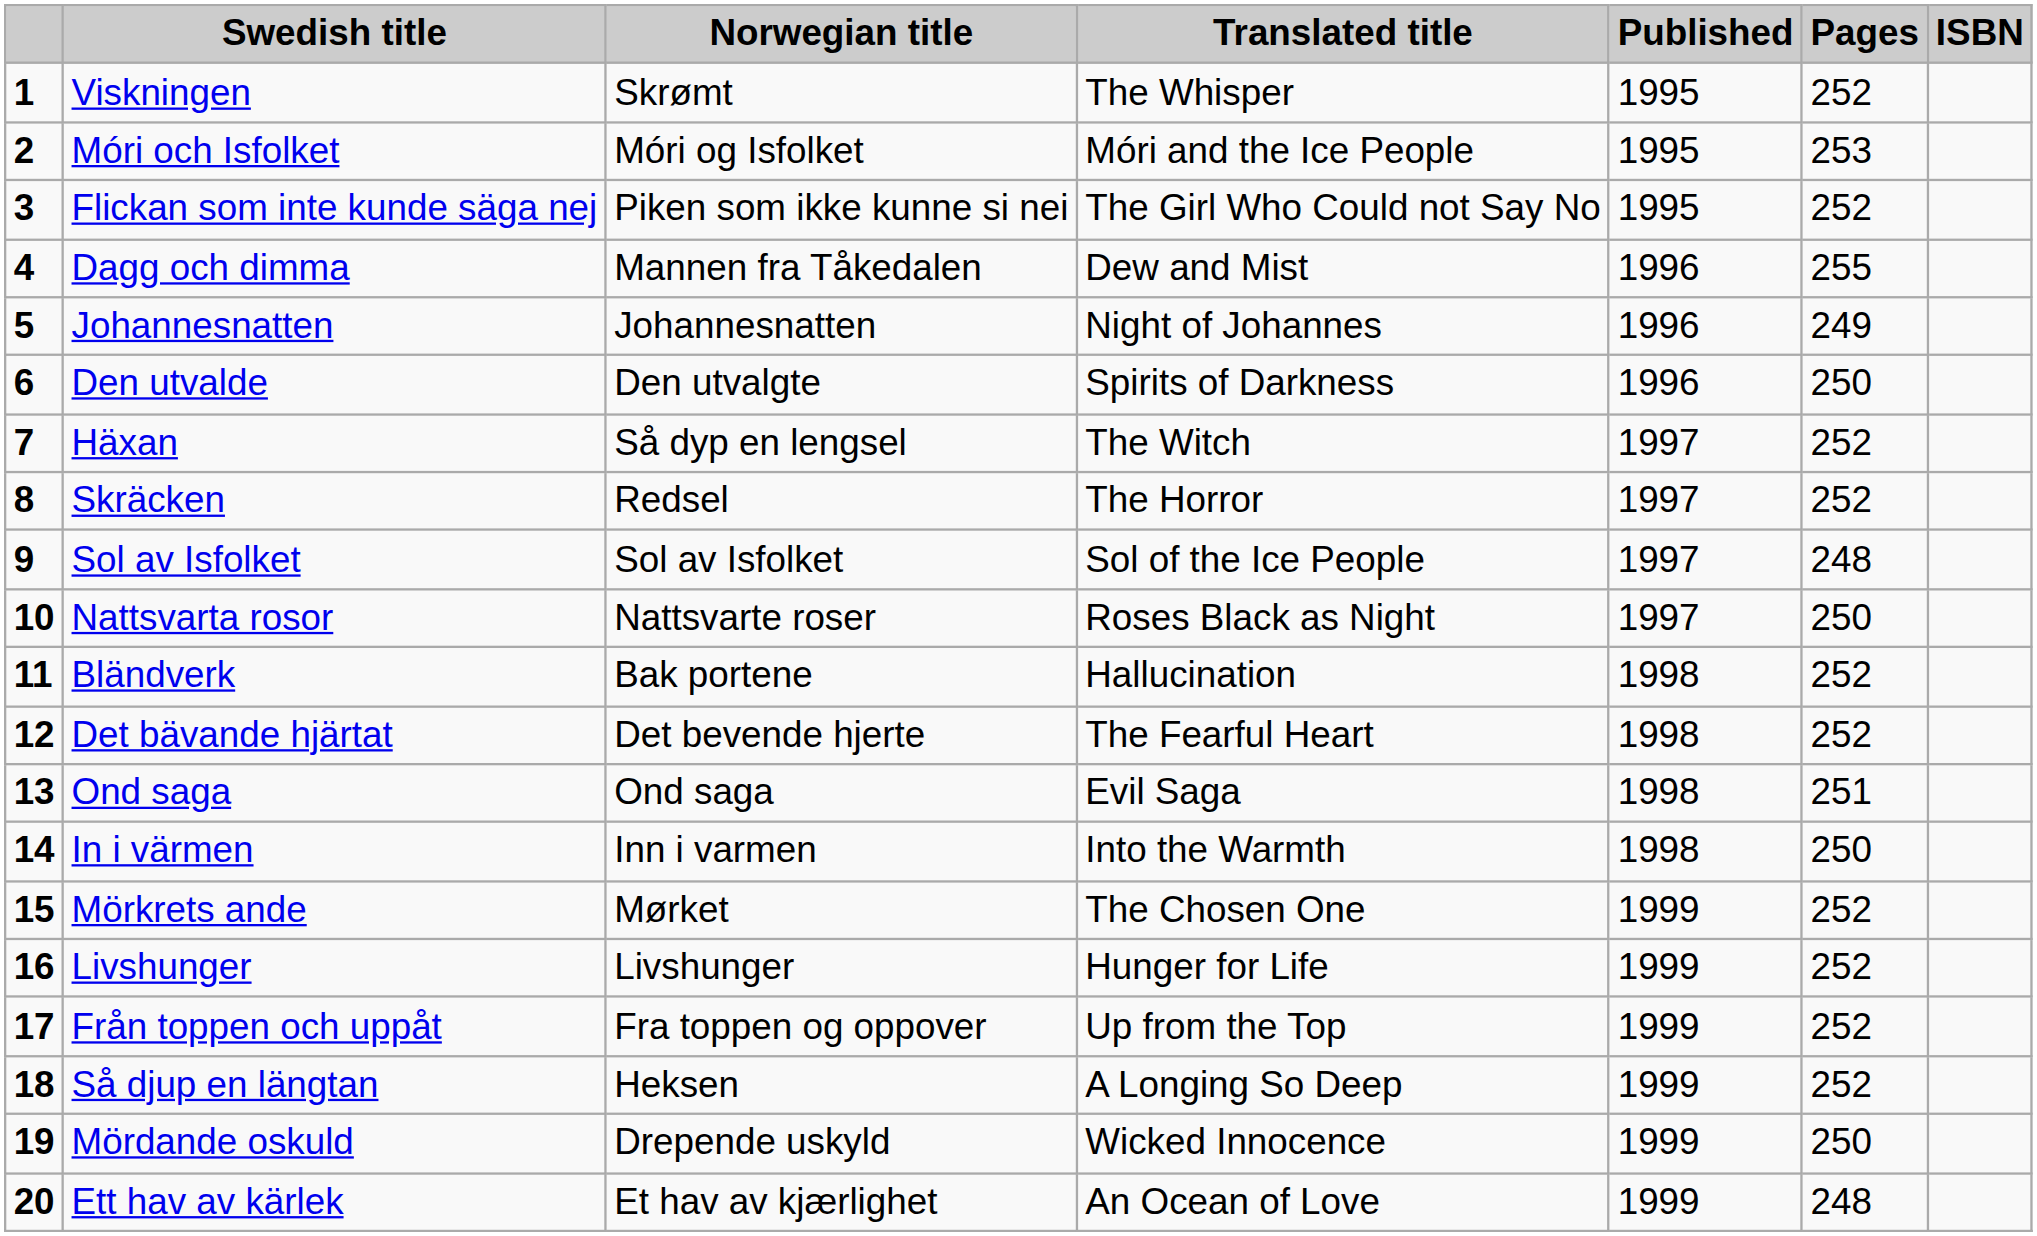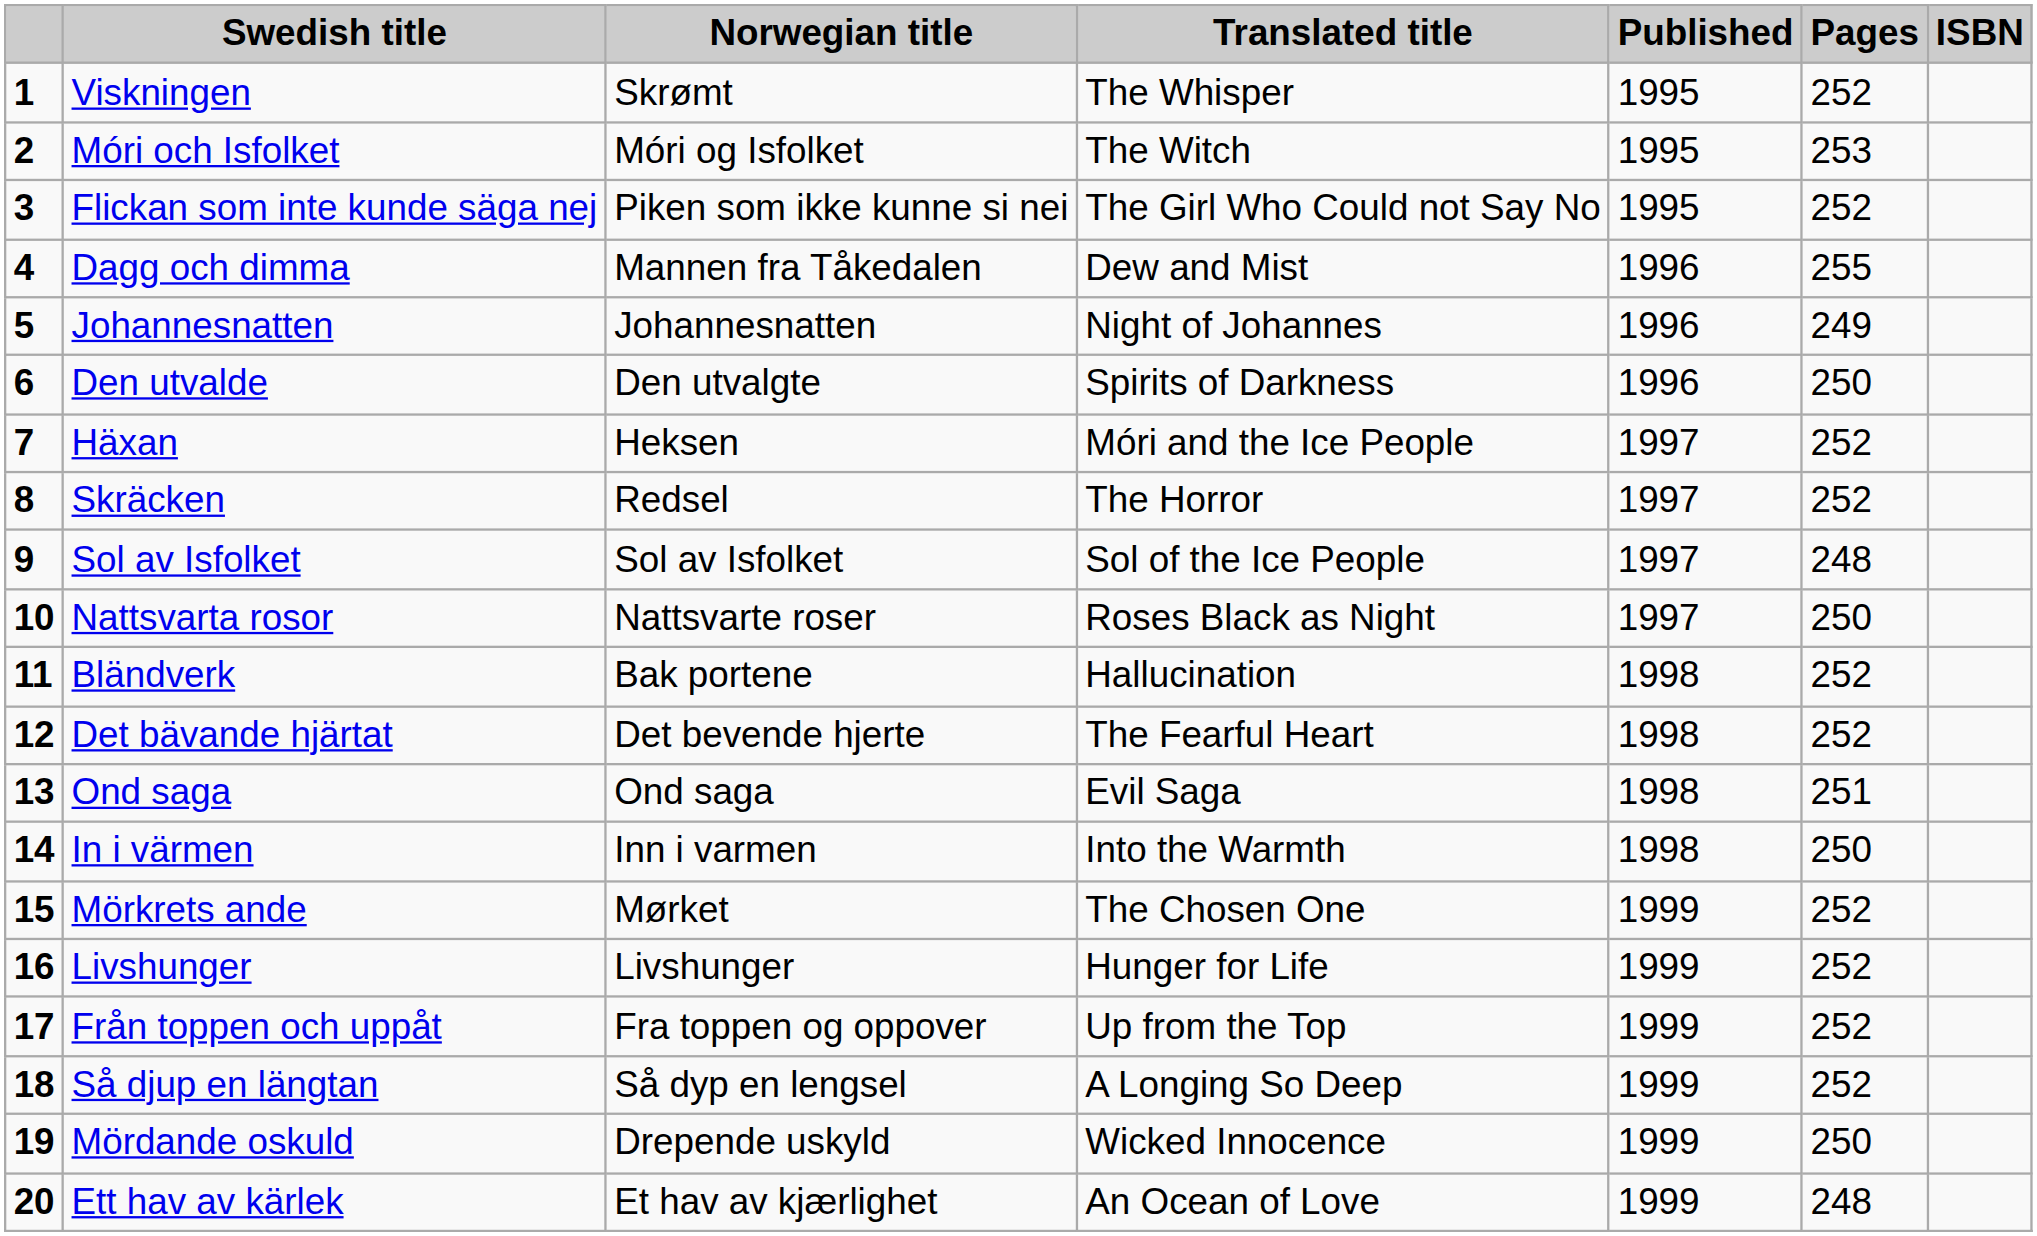(1280, 150) Móri and the Ice People -> (1168, 150) The Witch
(761, 442) Så dyp en lengsel -> (677, 442) Heksen
(1168, 442) The Witch -> (1280, 442) Móri and the Ice People
(677, 1084) Heksen -> (761, 1084) Så dyp en lengsel
